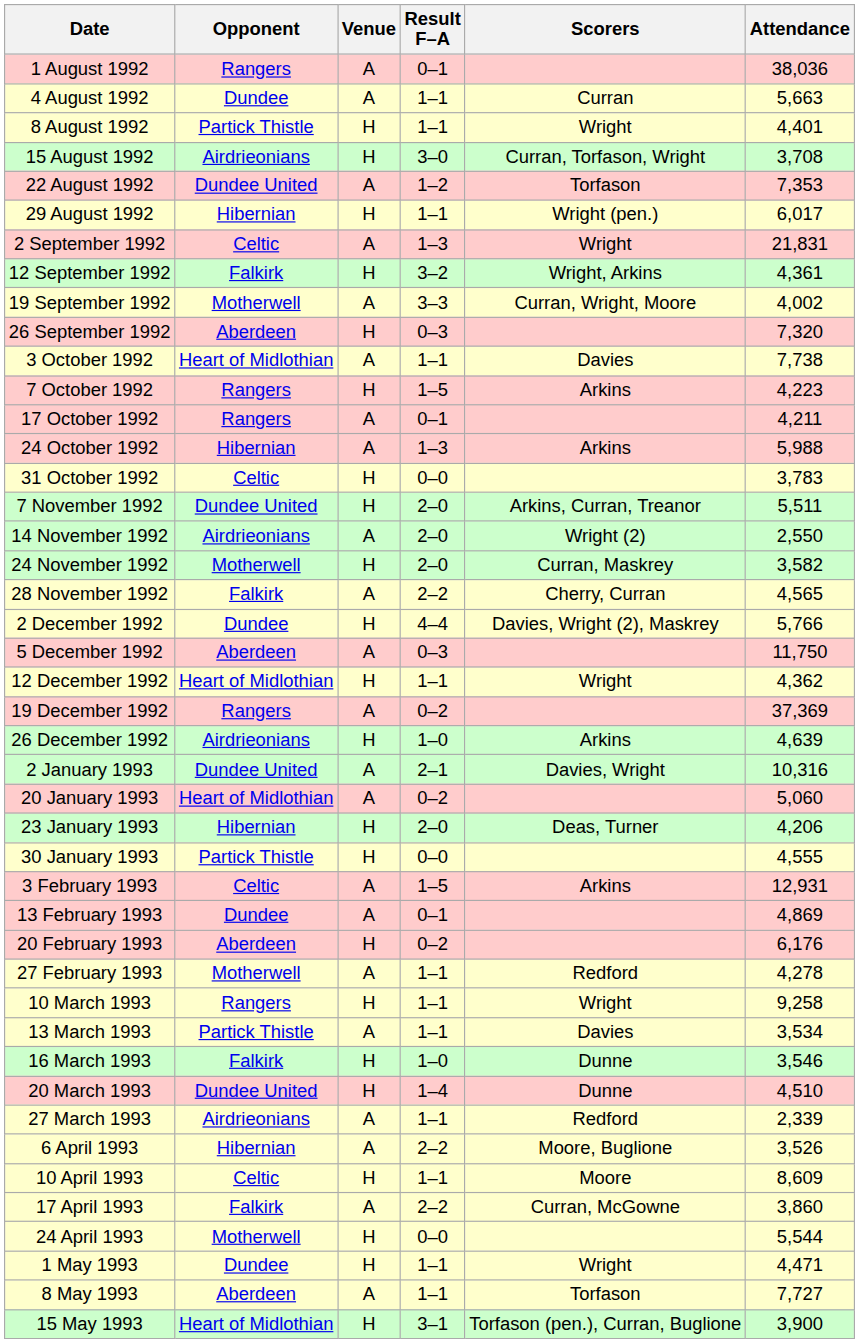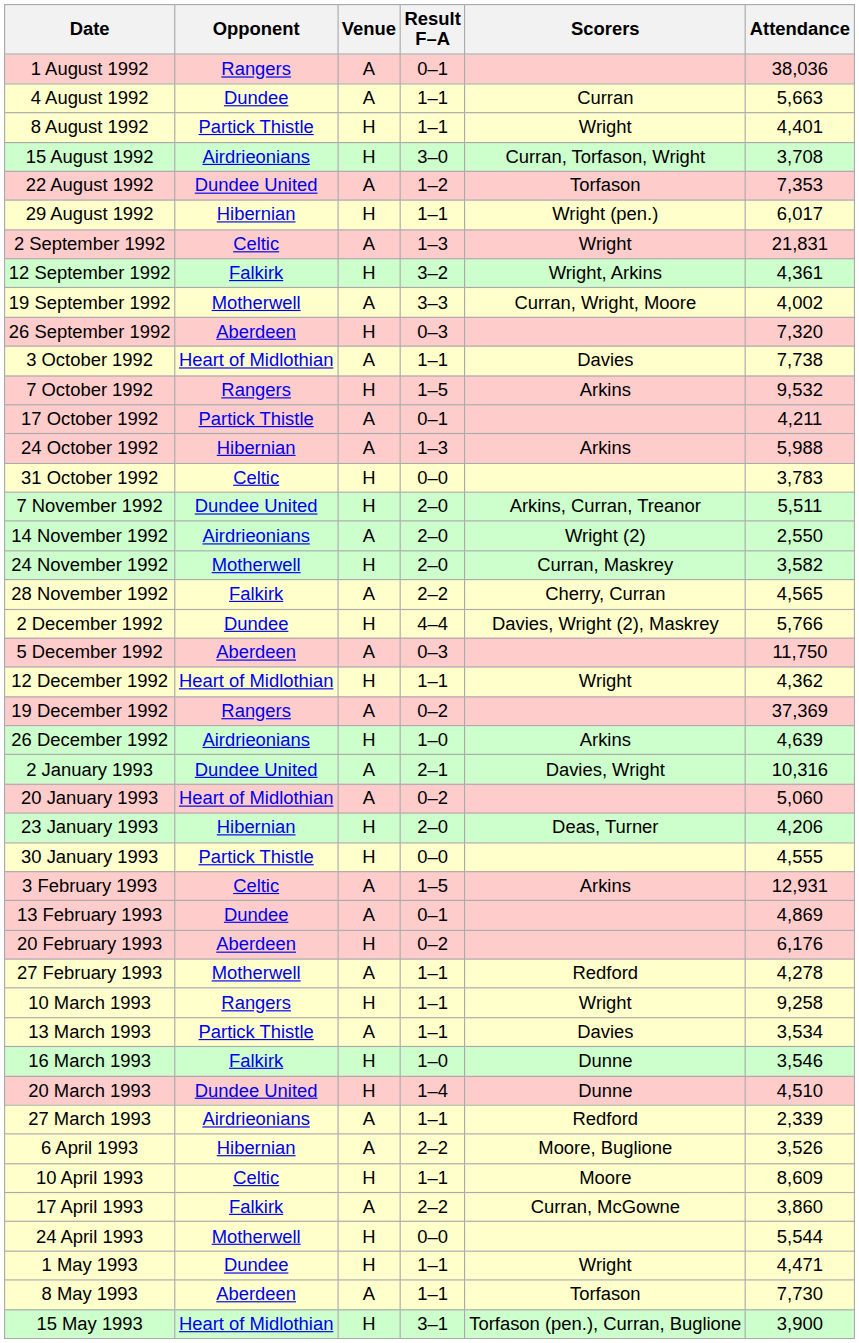(800, 389) 4,223 -> (800, 389) 9,532
(256, 419) Rangers -> (256, 419) Partick Thistle
(800, 1294) 7,727 -> (800, 1294) 7,730
